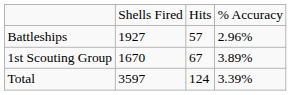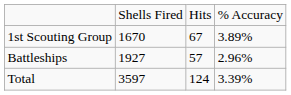rows swapped: (60, 57) <-> (37, 36)
